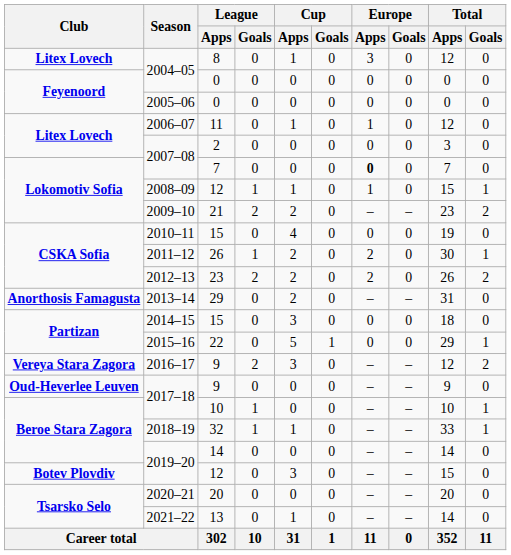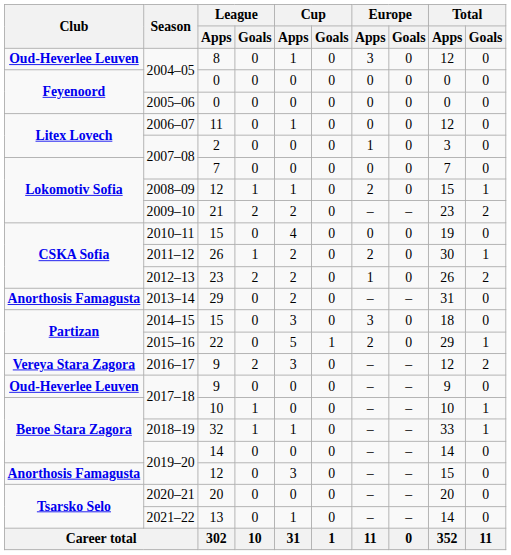(74, 59) Litex Lovech -> (74, 59) Oud-Heverlee Leuven
(370, 124) 1 -> (370, 124) 0
(370, 146) 0 -> (370, 146) 1
(370, 168) bold -> (370, 168) normal
(370, 189) 1 -> (370, 189) 2
(370, 277) 2 -> (370, 277) 1
(370, 320) 0 -> (370, 320) 3
(370, 342) 0 -> (370, 342) 2
(74, 473) Botev Plovdiv -> (74, 473) Anorthosis Famagusta
